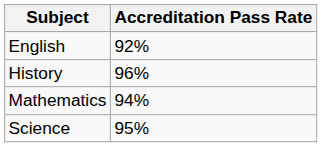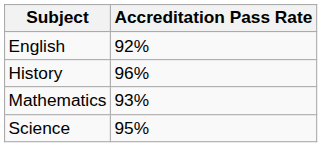(132, 100) 94% -> (132, 100) 93%
